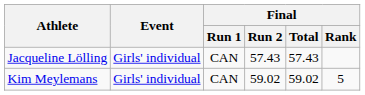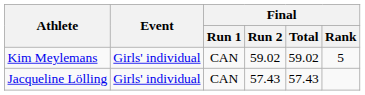rows swapped: (57, 57) <-> (52, 79)
